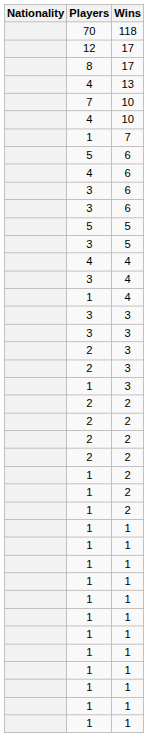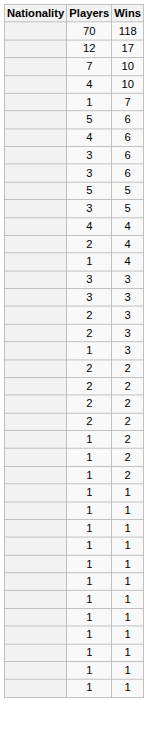- row: (89, 66)
- row: (89, 84)
- row: (89, 279)
+ row: (89, 244)
